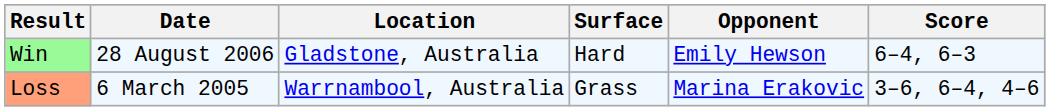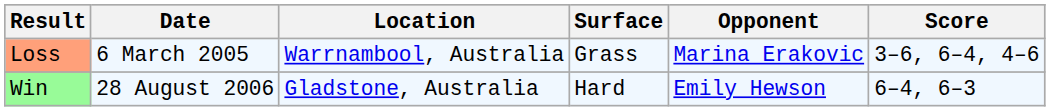rows swapped: (35, 89) <-> (29, 55)
